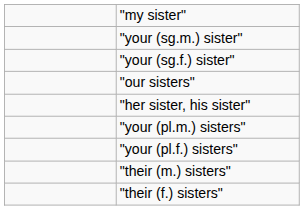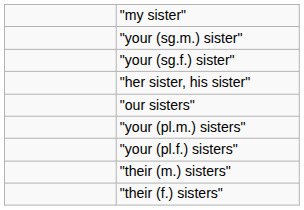rows swapped: (185, 104) <-> (157, 82)
